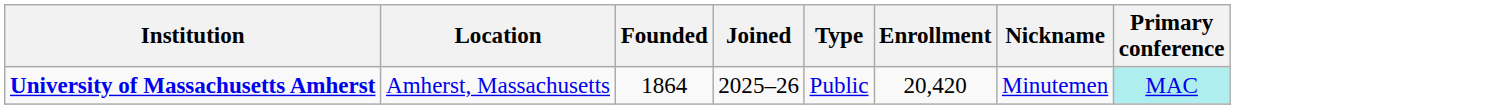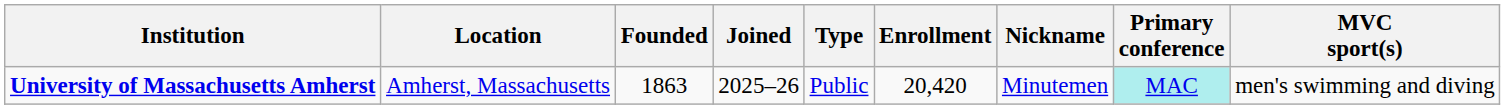+ column: (1365, 35)
(664, 85) 1864 -> (664, 85) 1863
